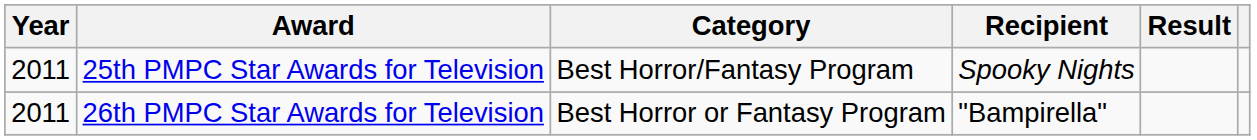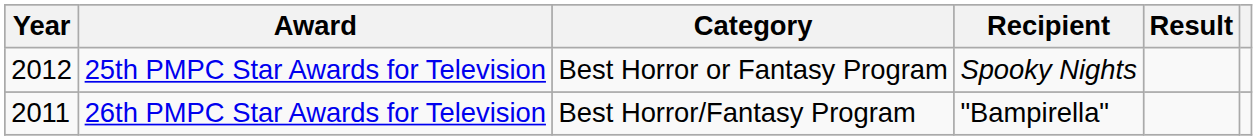(41, 69) 2011 -> (42, 69) 2012
(735, 69) Best Horror/Fantasy Program -> (753, 69) Best Horror or Fantasy Program
(751, 112) Best Horror or Fantasy Program -> (737, 112) Best Horror/Fantasy Program
